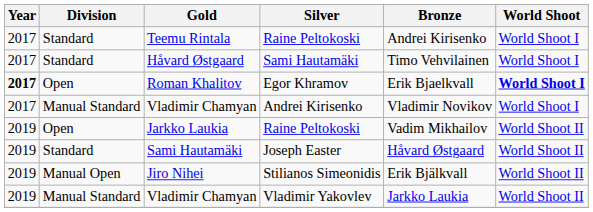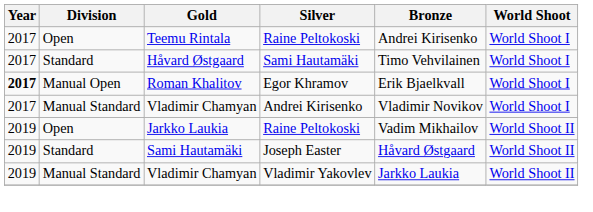(68, 38) Standard -> (58, 38) Open
(58, 83) Open -> (82, 83) Manual Open
(542, 83) bold -> (530, 83) normal
- row: (175, 173)
